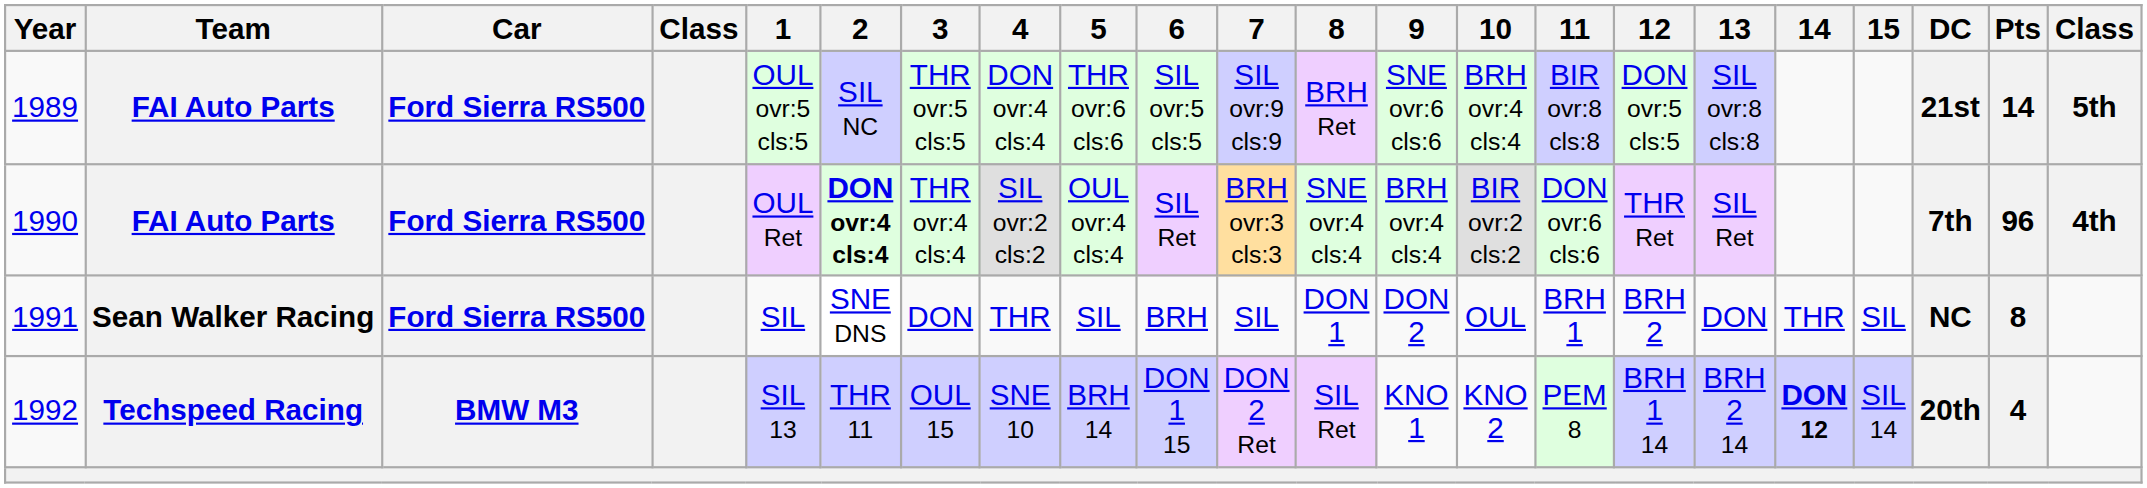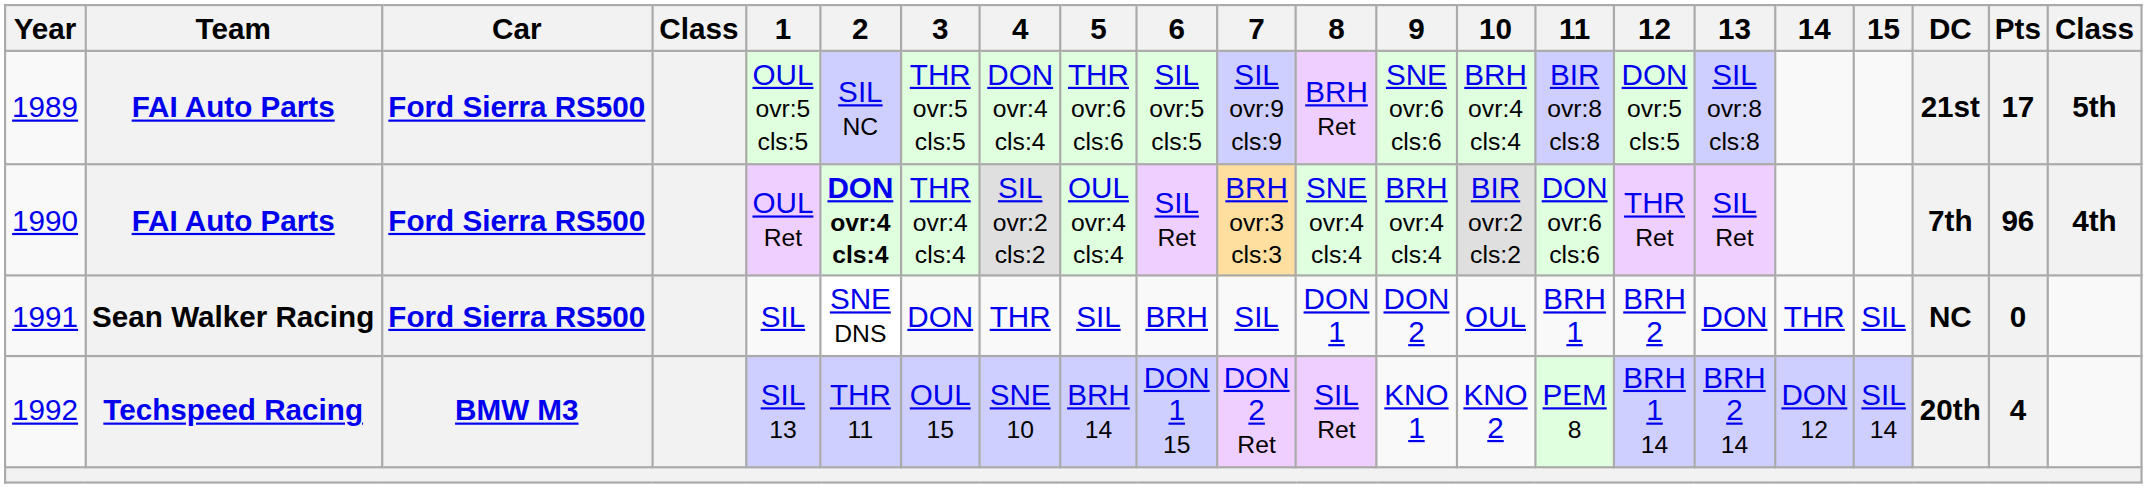(2018, 107) 14 -> (2018, 107) 17
(2018, 315) 8 -> (2018, 315) 0
(1814, 411) bold -> (1814, 410) normal
